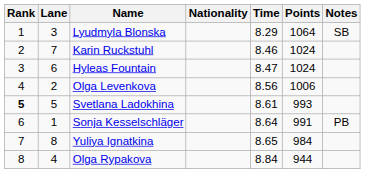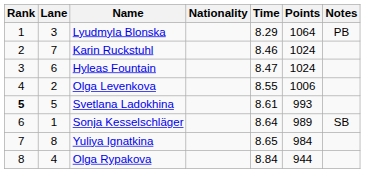(342, 31) SB -> (342, 31) PB
(266, 86) 8.56 -> (266, 86) 8.55
(303, 123) 991 -> (303, 123) 989
(342, 123) PB -> (342, 123) SB
